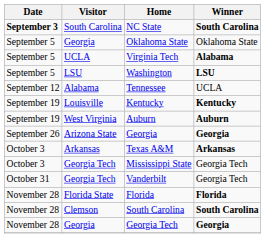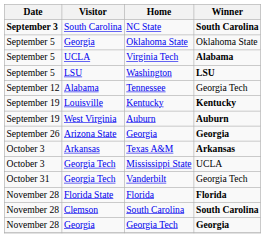(209, 88) UCLA -> (222, 88) Georgia Tech
(222, 164) Georgia Tech -> (209, 164) UCLA
